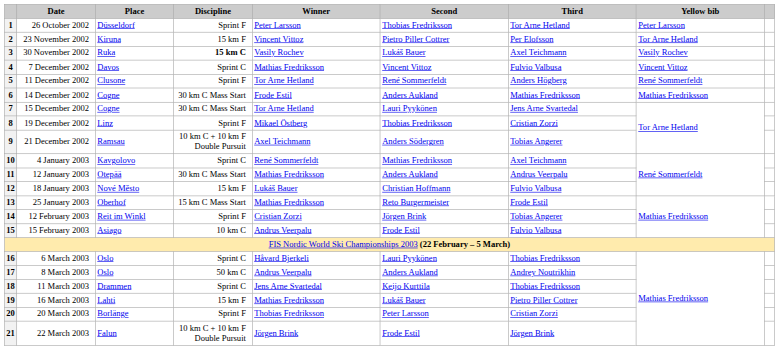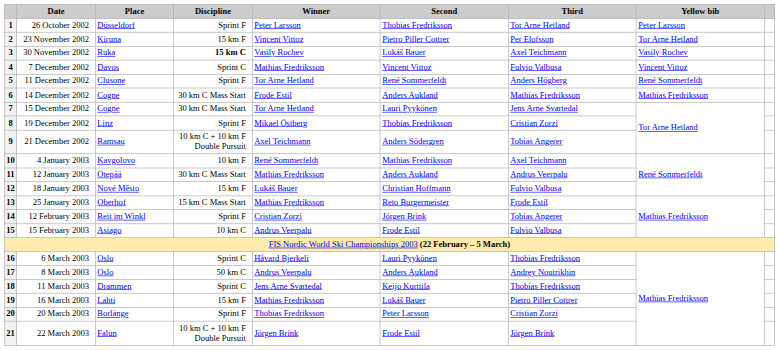(234, 160) Sprint C -> (234, 160) 10 km F
